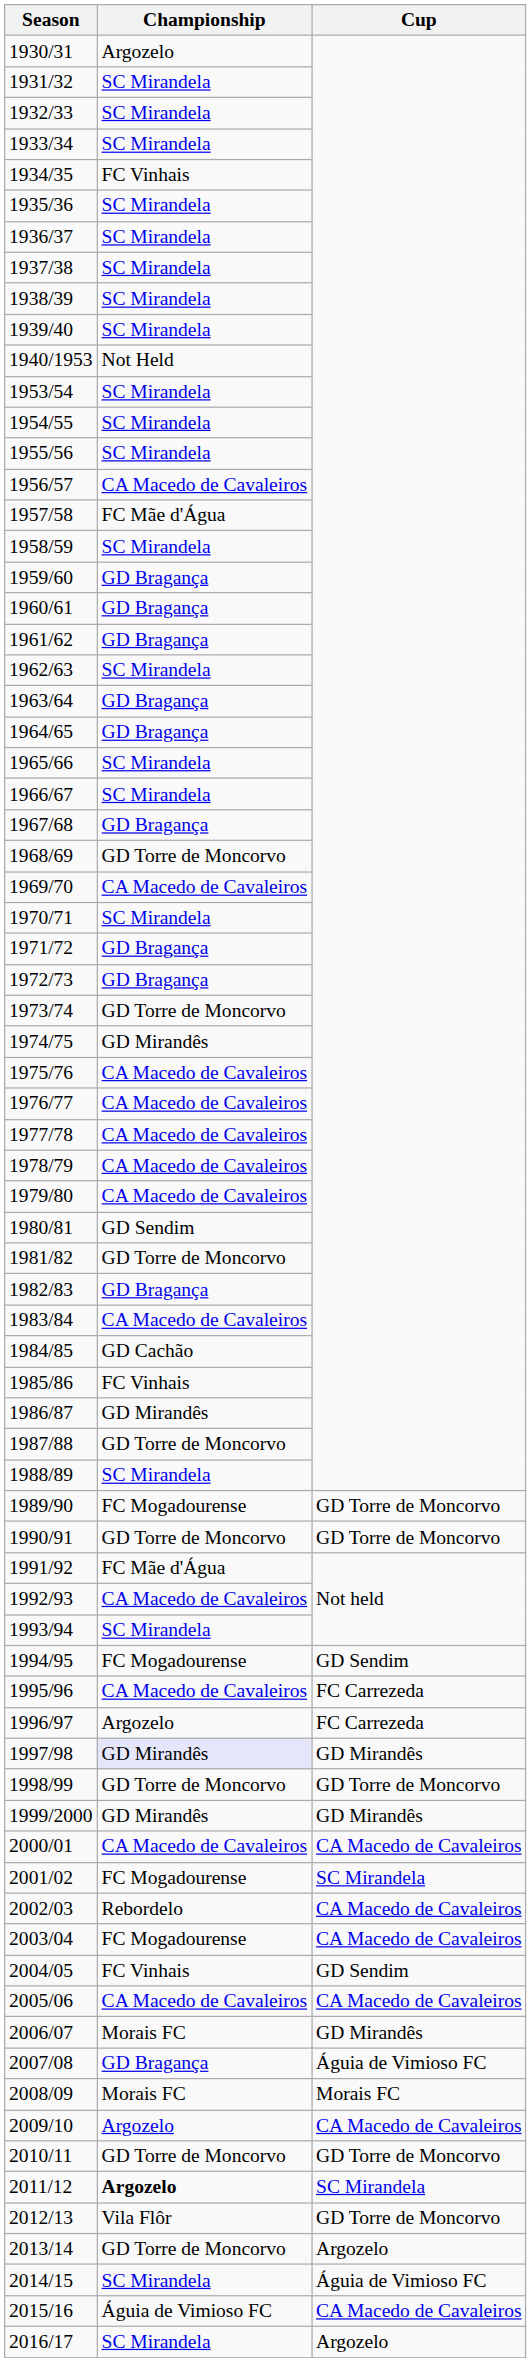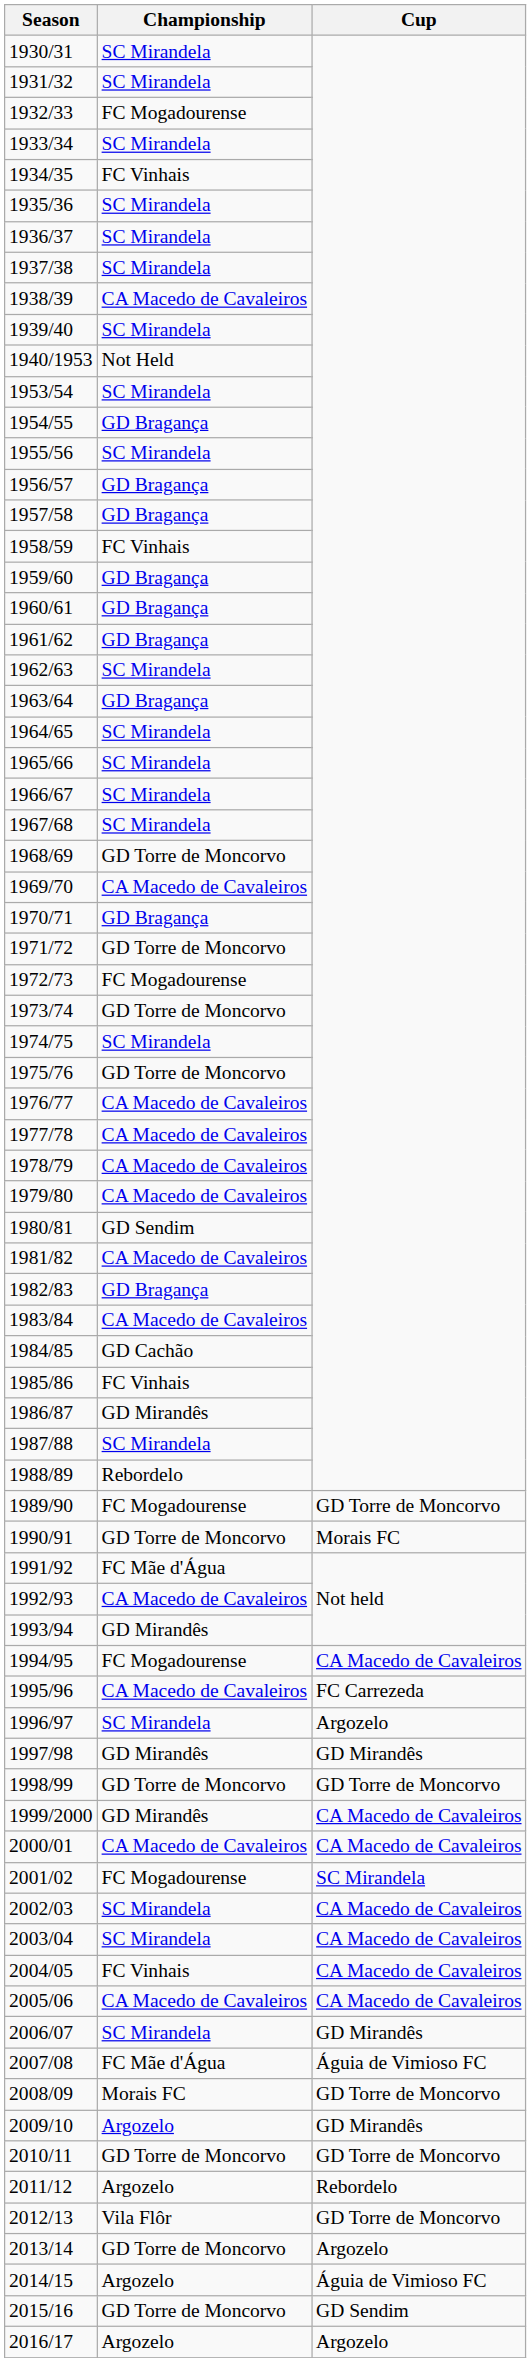(138, 50) Argozelo -> (156, 50) SC Mirandela
(156, 112) SC Mirandela -> (174, 112) FC Mogadourense
(156, 298) SC Mirandela -> (204, 298) CA Macedo de Cavaleiros
(156, 422) SC Mirandela -> (155, 422) GD Bragança
(204, 484) CA Macedo de Cavaleiros -> (155, 484) GD Bragança
(164, 515) FC Mãe d'Água -> (155, 515) GD Bragança
(156, 546) SC Mirandela -> (146, 546) FC Vinhais
(155, 732) GD Bragança -> (156, 732) SC Mirandela
(155, 824) GD Bragança -> (156, 824) SC Mirandela
(156, 917) SC Mirandela -> (155, 917) GD Bragança
(155, 948) GD Bragança -> (194, 948) GD Torre de Moncorvo
(155, 979) GD Bragança -> (174, 979) FC Mogadourense
(155, 1041) GD Mirandês -> (156, 1041) SC Mirandela
(204, 1072) CA Macedo de Cavaleiros -> (194, 1072) GD Torre de Moncorvo
(194, 1258) GD Torre de Moncorvo -> (204, 1258) CA Macedo de Cavaleiros
(194, 1444) GD Torre de Moncorvo -> (156, 1444) SC Mirandela
(156, 1474) SC Mirandela -> (142, 1474) Rebordelo
(408, 1536) GD Torre de Moncorvo -> (358, 1536) Morais FC
(156, 1629) SC Mirandela -> (155, 1629) GD Mirandês
(362, 1660) GD Sendim -> (419, 1660) CA Macedo de Cavaleiros
(138, 1722) Argozelo -> (156, 1722) SC Mirandela
(370, 1722) FC Carrezeda -> (352, 1722) Argozelo
(155, 1753) lavender background -> (155, 1753) no background
(369, 1815) GD Mirandês -> (419, 1815) CA Macedo de Cavaleiros
(142, 1908) Rebordelo -> (156, 1908) SC Mirandela
(174, 1939) FC Mogadourense -> (156, 1939) SC Mirandela
(362, 1970) GD Sendim -> (419, 1970) CA Macedo de Cavaleiros
(144, 2032) Morais FC -> (156, 2032) SC Mirandela
(155, 2063) GD Bragança -> (164, 2063) FC Mãe d'Água
(358, 2094) Morais FC -> (408, 2094) GD Torre de Moncorvo
(419, 2125) CA Macedo de Cavaleiros -> (369, 2125) GD Mirandês
(139, 2187) bold -> (138, 2187) normal
(371, 2187) SC Mirandela -> (357, 2187) Rebordelo
(156, 2279) SC Mirandela -> (138, 2279) Argozelo
(187, 2310) Águia de Vimioso FC -> (194, 2310) GD Torre de Moncorvo
(419, 2310) CA Macedo de Cavaleiros -> (362, 2310) GD Sendim
(156, 2341) SC Mirandela -> (138, 2341) Argozelo
